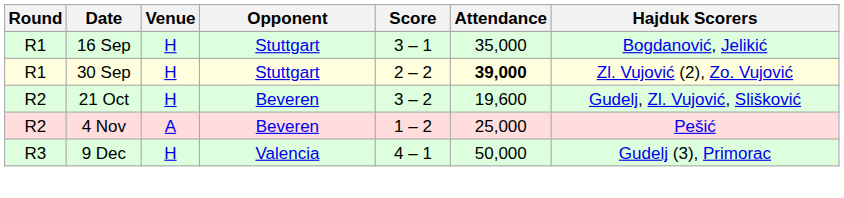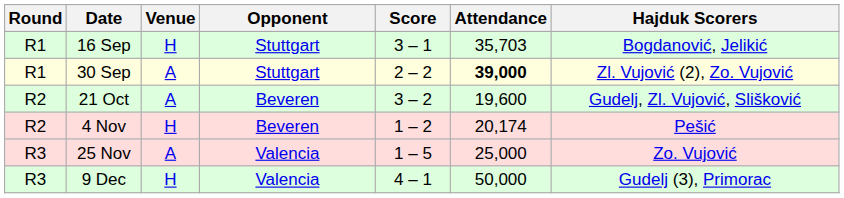(501, 45) 35,000 -> (501, 45) 35,703
(170, 72) H -> (170, 72) A
(170, 99) H -> (170, 99) A
(170, 126) A -> (170, 126) H
(501, 126) 25,000 -> (501, 126) 20,174
+ row: (104, 153)
